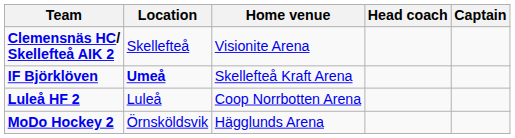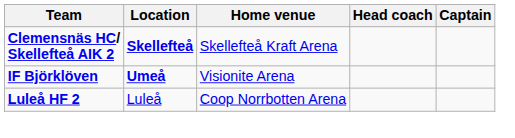(158, 46) normal -> (160, 46) bold
(262, 46) Visionite Arena -> (269, 46) Skellefteå Kraft Arena
(284, 76) Skellefteå Kraft Arena -> (247, 76) Visionite Arena
- row: (61, 122)
